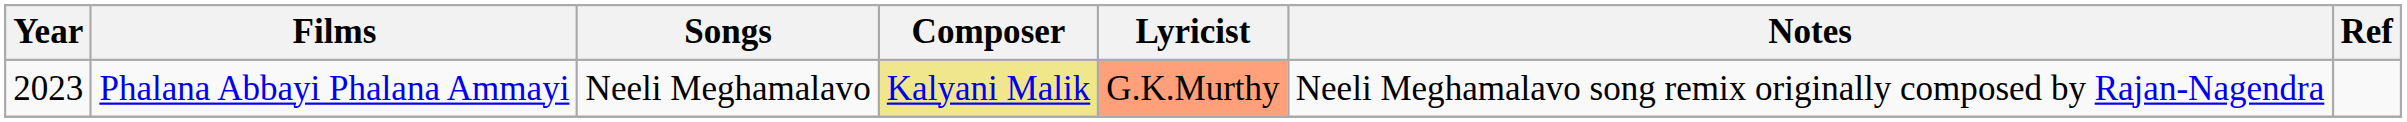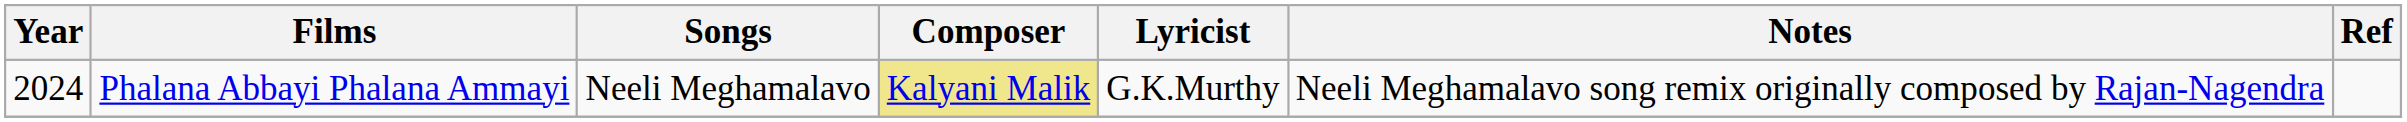(48, 87) 2023 -> (48, 87) 2024
(1193, 87) lightsalmon background -> (1193, 87) no background
